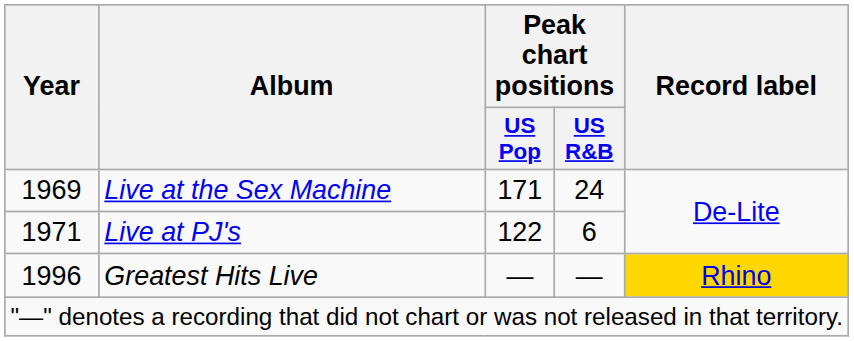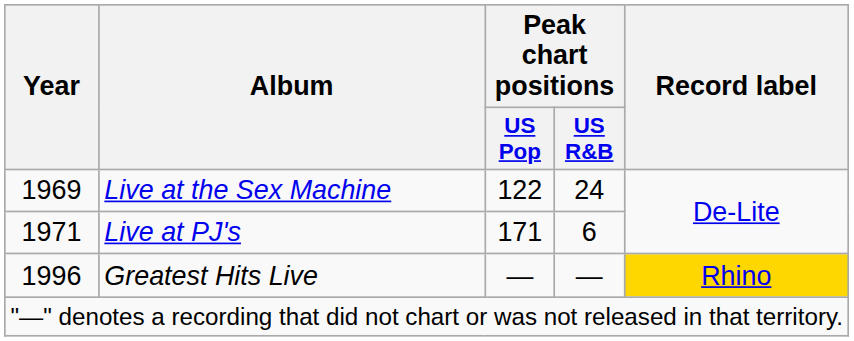(520, 189) 171 -> (520, 189) 122
(520, 232) 122 -> (520, 232) 171
